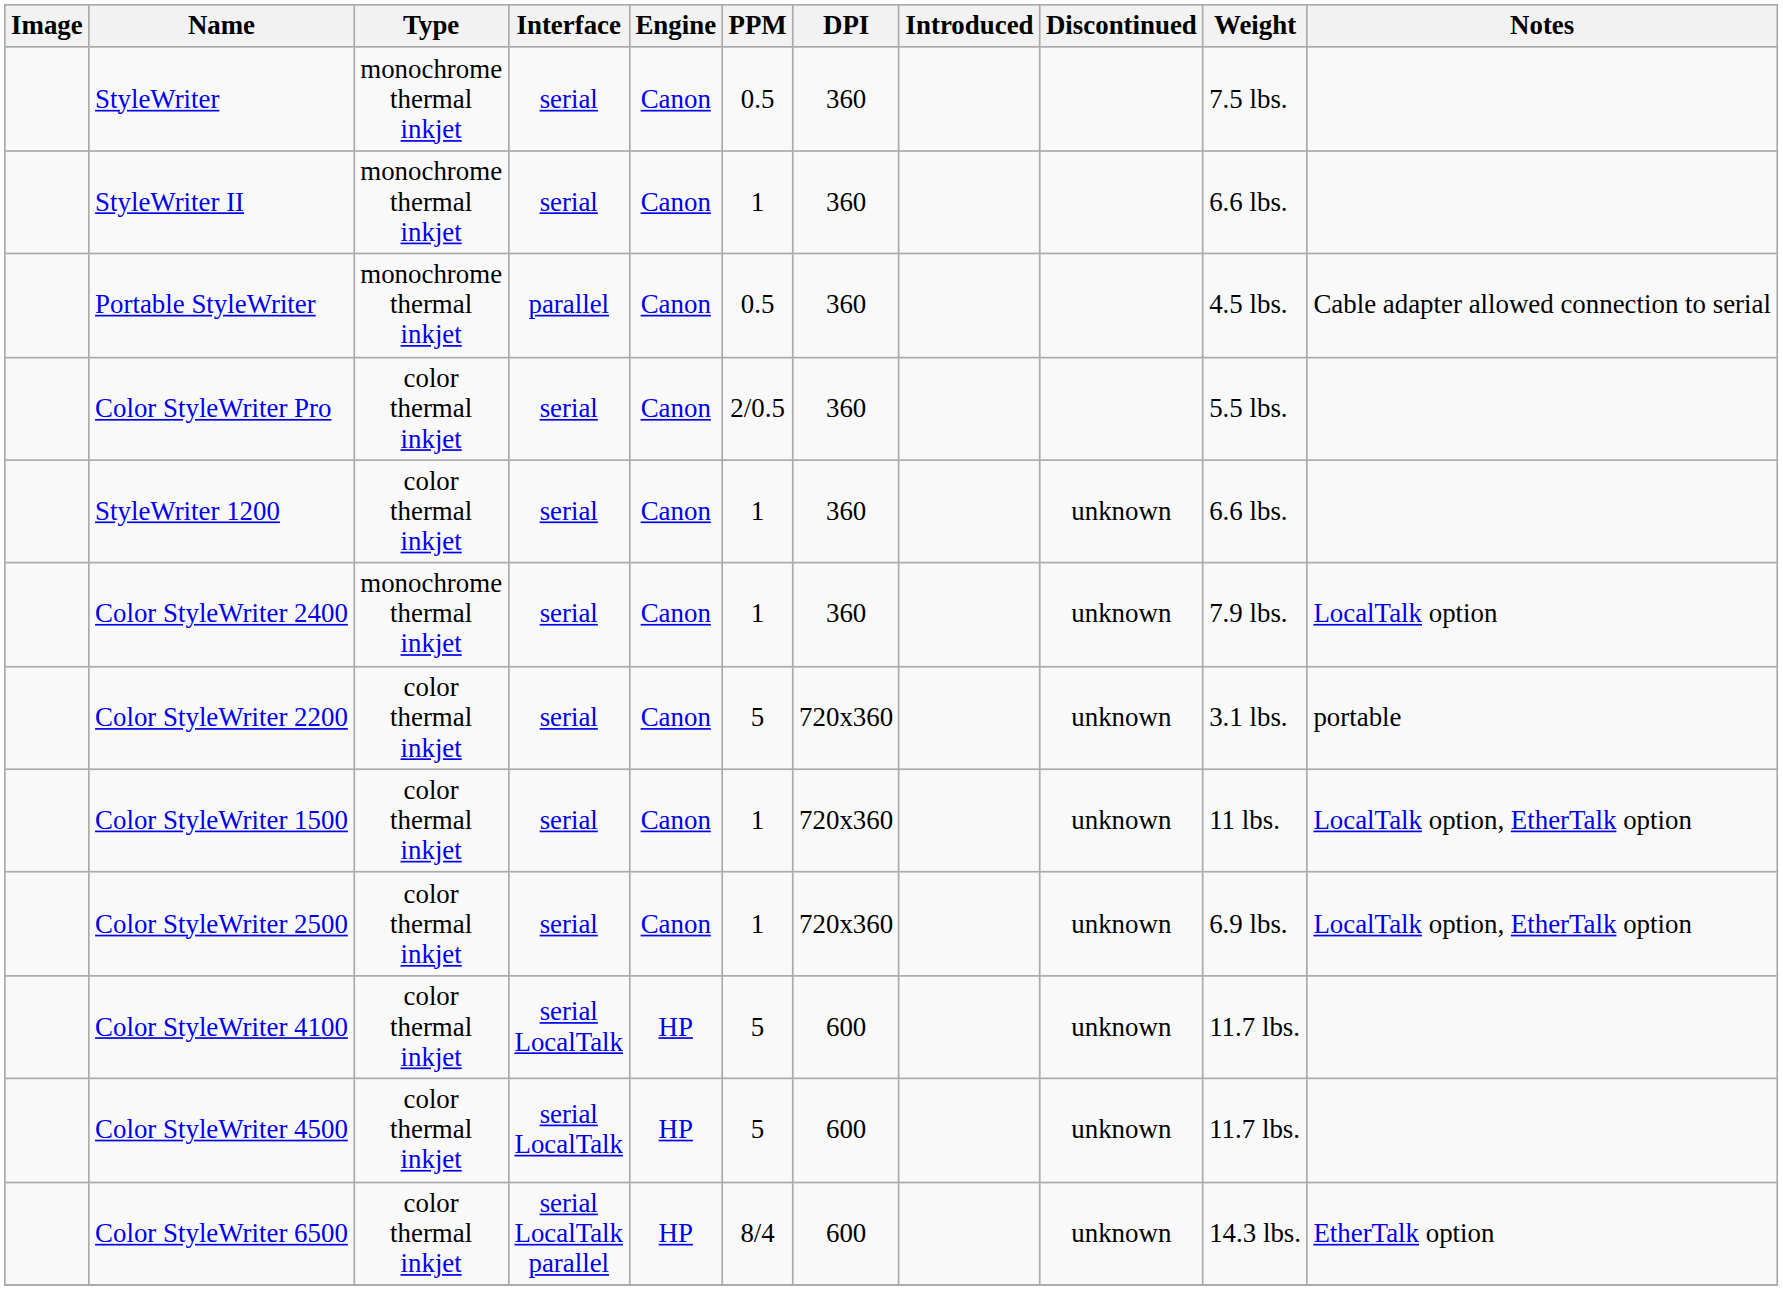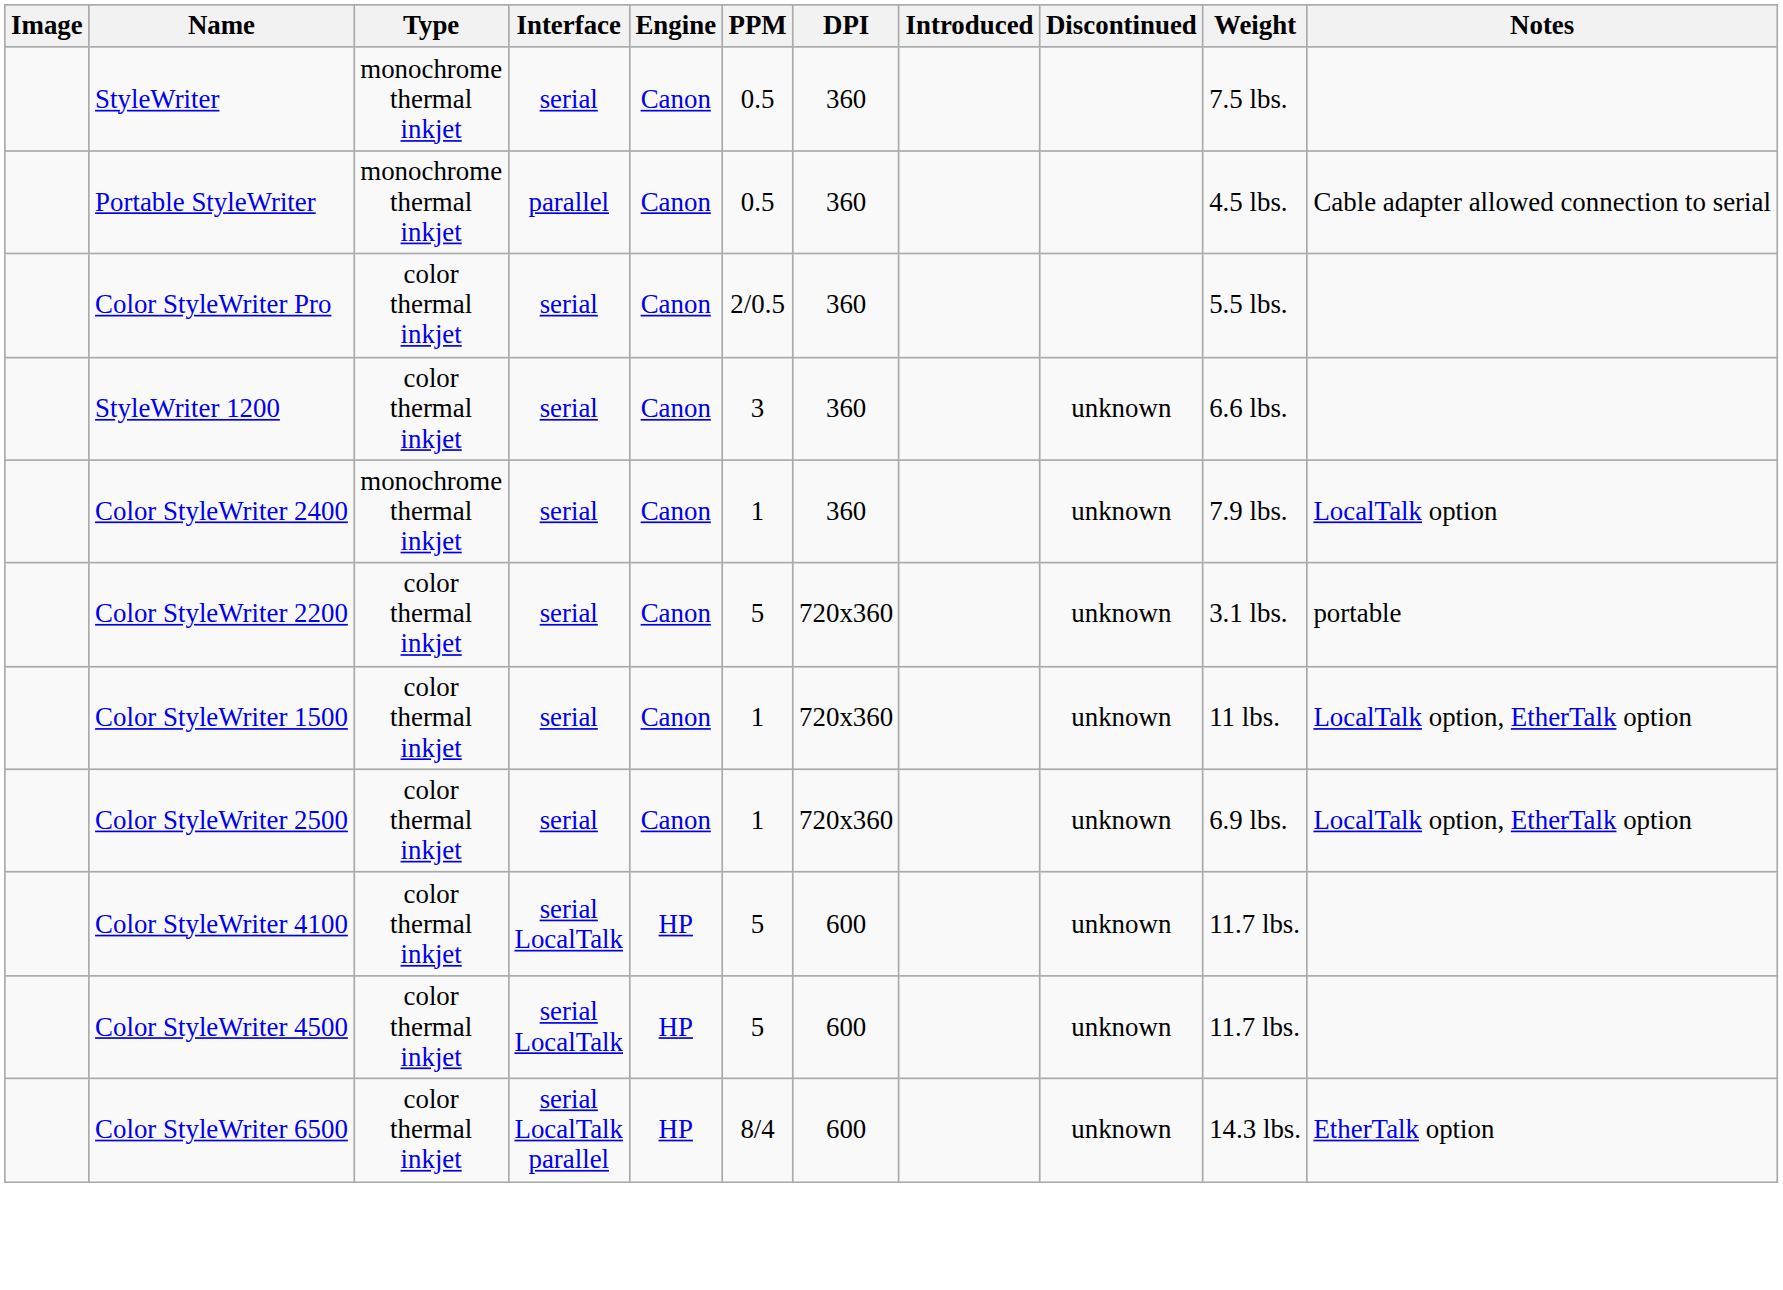- row: (170, 201)
(758, 511) 1 -> (758, 408) 3
